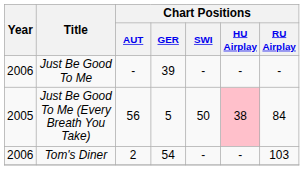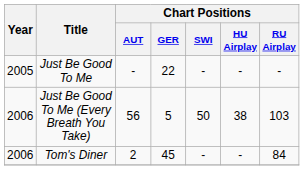(20, 71) 2006 -> (20, 71) 2005
(168, 71) 39 -> (168, 71) 22
(20, 116) 2005 -> (20, 116) 2006
(240, 116) pink background -> (240, 116) no background
(279, 116) 84 -> (279, 116) 103
(168, 155) 54 -> (168, 155) 45
(279, 155) 103 -> (279, 155) 84
